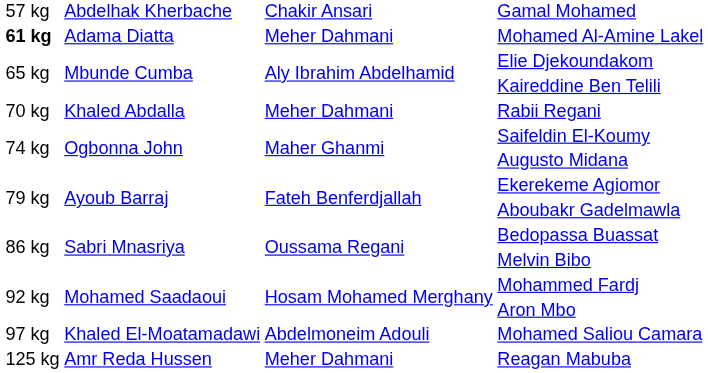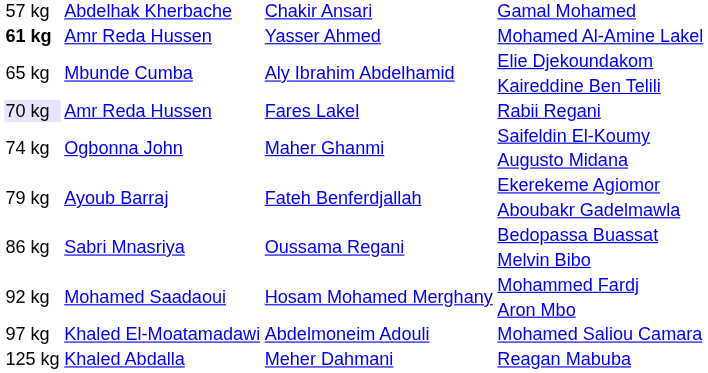(119, 36) Adama Diatta -> (138, 36) Amr Reda Hussen
(329, 36) Meher Dahmani -> (323, 36) Yasser Ahmed
(28, 110) no background -> (28, 110) lavender background
(125, 110) Khaled Abdalla -> (138, 110) Amr Reda Hussen
(329, 110) Meher Dahmani -> (312, 110) Fares Lakel
(138, 359) Amr Reda Hussen -> (125, 359) Khaled Abdalla
